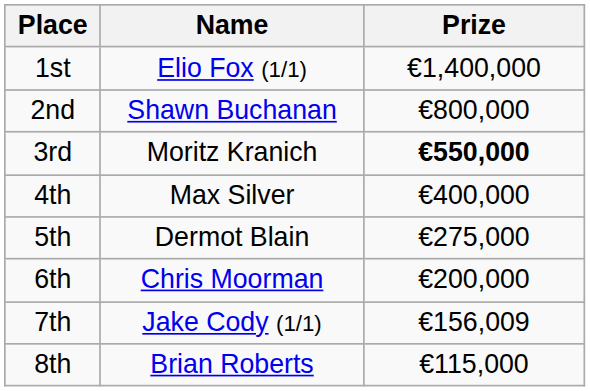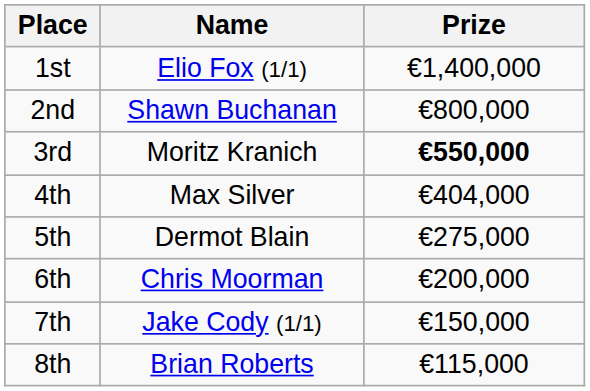(474, 195) €400,000 -> (474, 195) €404,000
(474, 322) €156,009 -> (474, 322) €150,000
